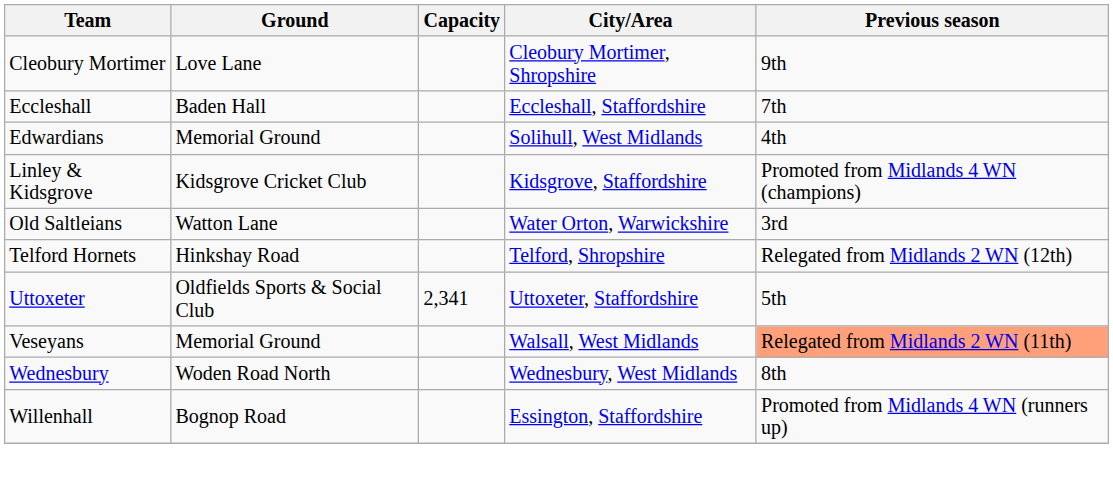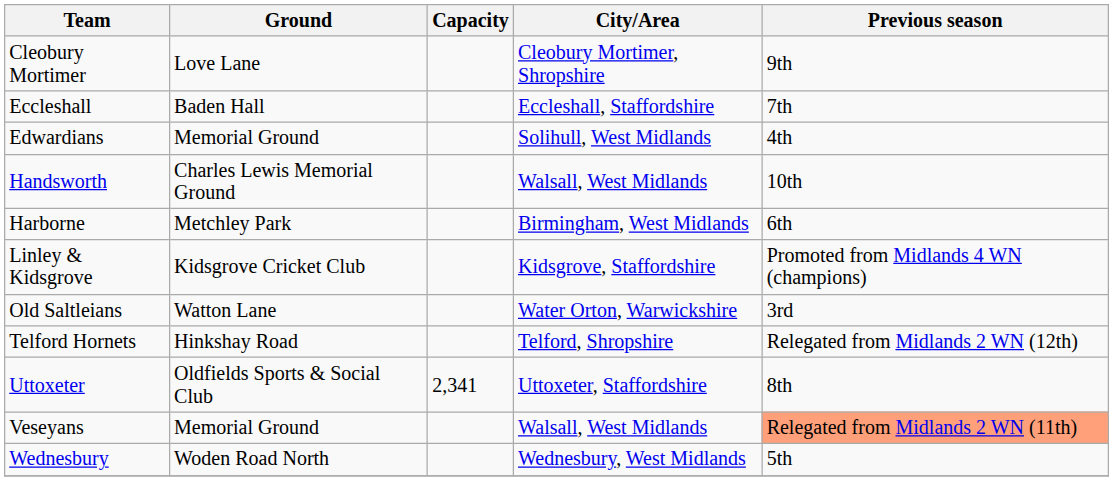+ row: (58, 180)
+ row: (47, 223)
(774, 298) 5th -> (779, 384) 8th
(774, 373) 8th -> (779, 459) 5th
- row: (51, 416)
